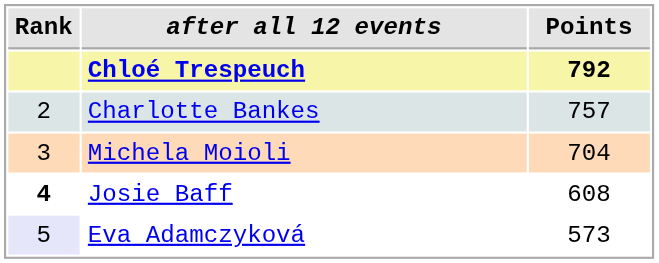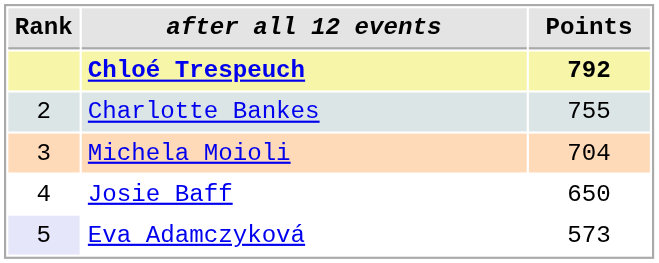(589, 112) 757 -> (589, 112) 755
(44, 194) bold -> (44, 194) normal
(589, 194) 608 -> (589, 194) 650
